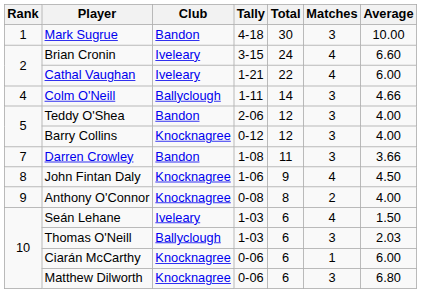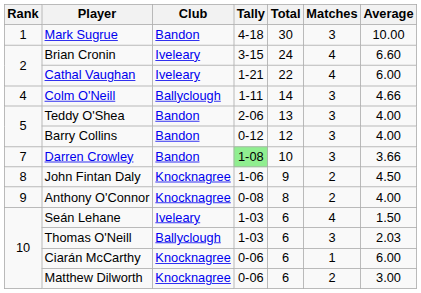(286, 116) 12 -> (286, 116) 13
(193, 136) Knocknagree -> (177, 136) Bandon
(251, 156) no background -> (251, 156) lightgreen background
(286, 156) 11 -> (286, 156) 10
(332, 177) 4 -> (332, 177) 2
(332, 278) 3 -> (332, 278) 2
(388, 278) 6.80 -> (388, 278) 3.00
